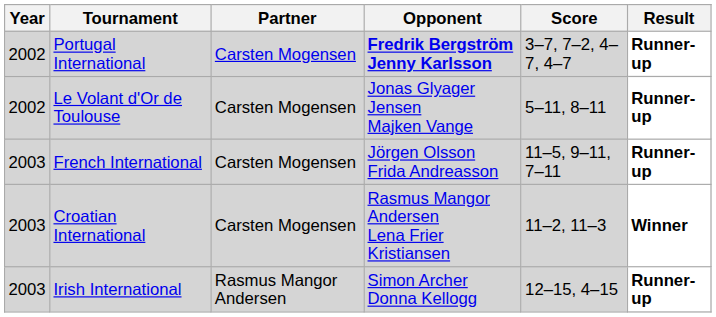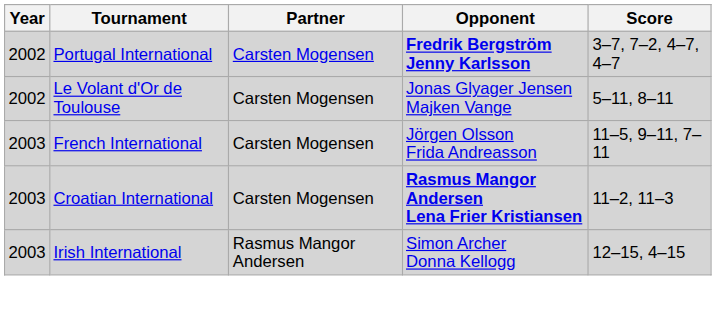- column: (669, 18)
(429, 226) normal -> (494, 198) bold
